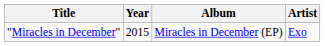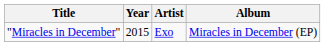columns swapped: (303, 13) <-> (219, 13)
